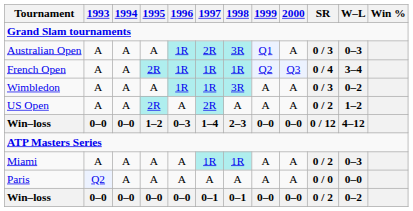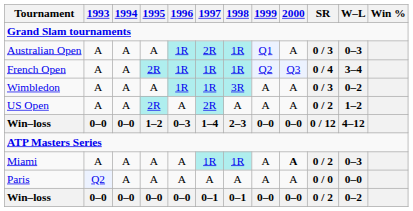(238, 49) 3R -> (238, 49) 1R
(293, 160) normal -> (293, 160) bold
